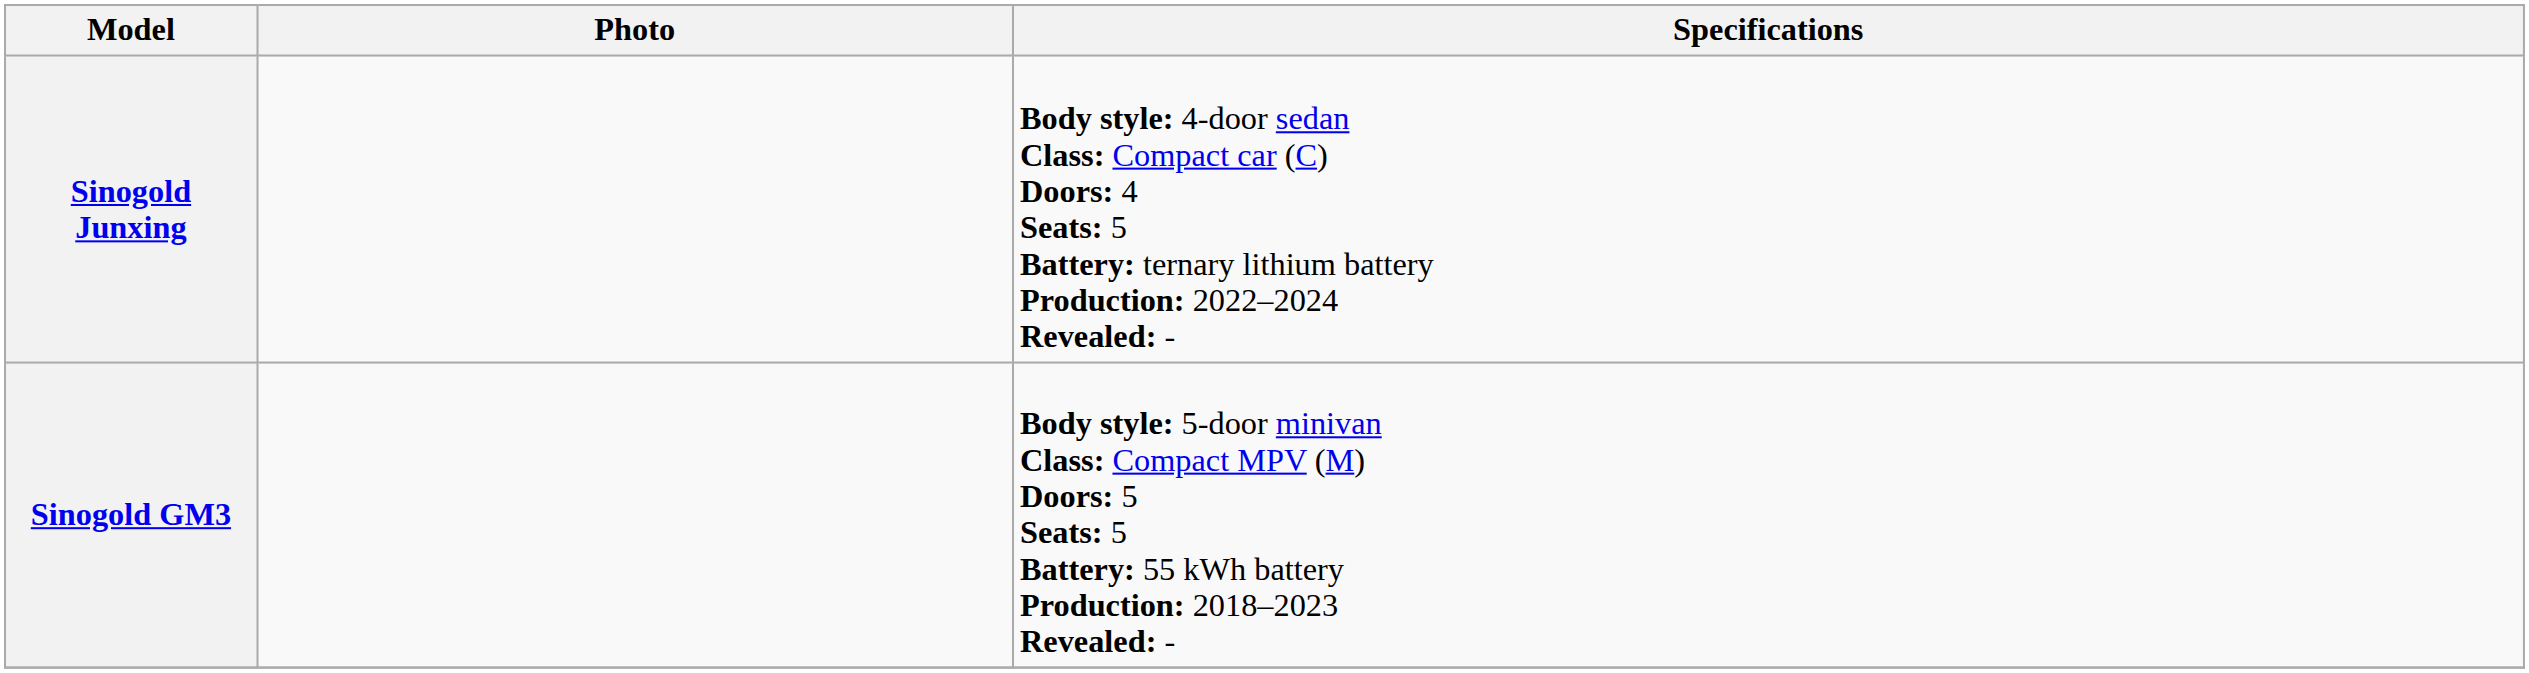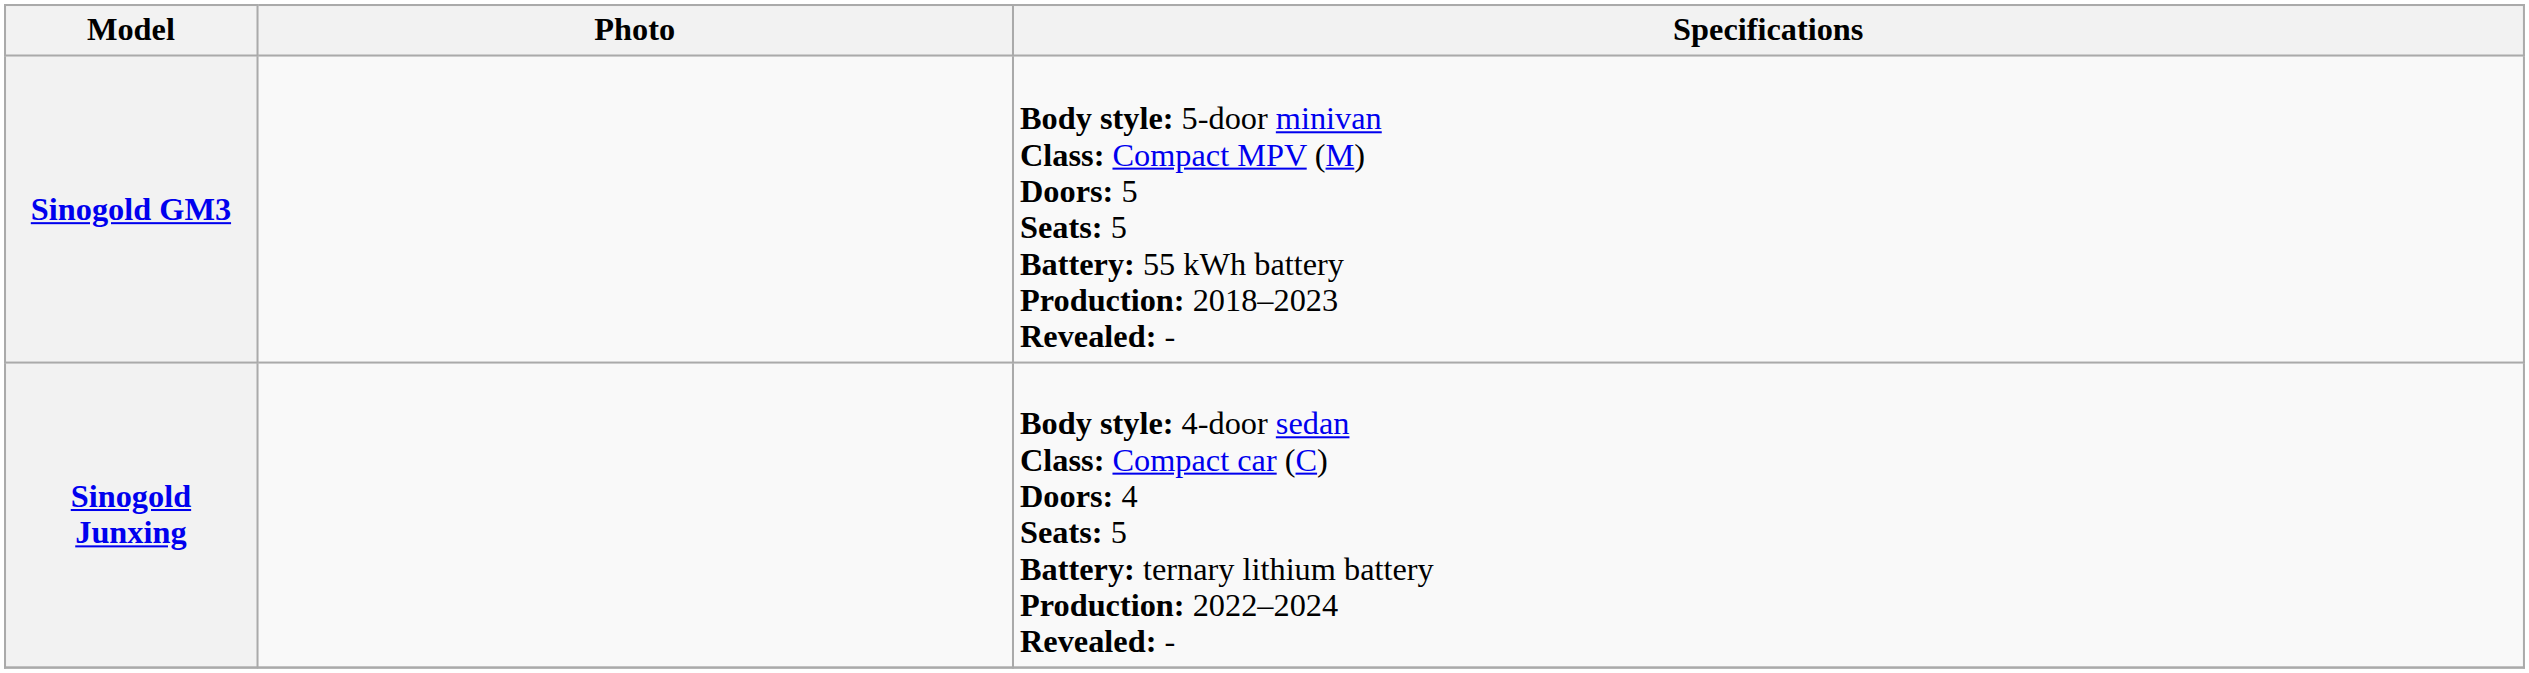rows swapped: (131, 514) <-> (131, 208)
